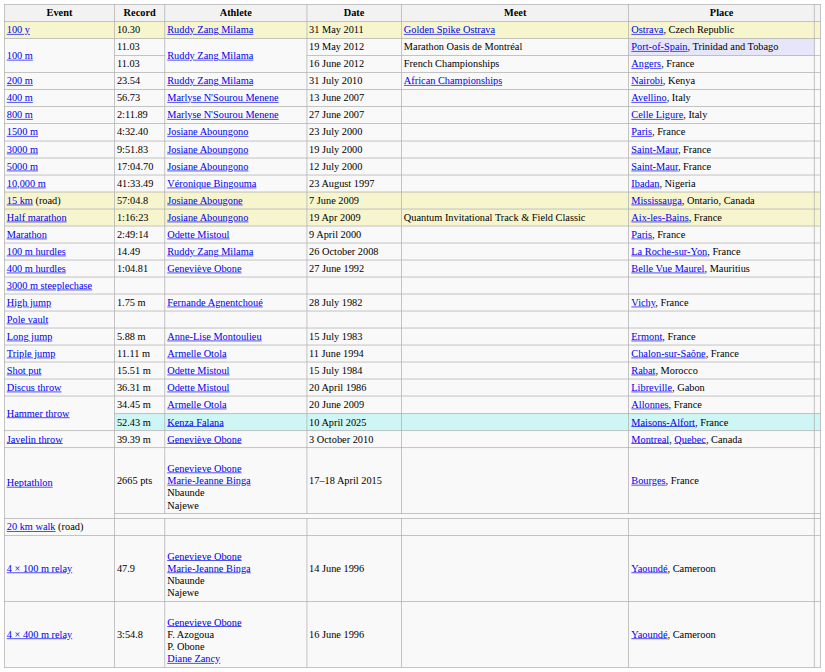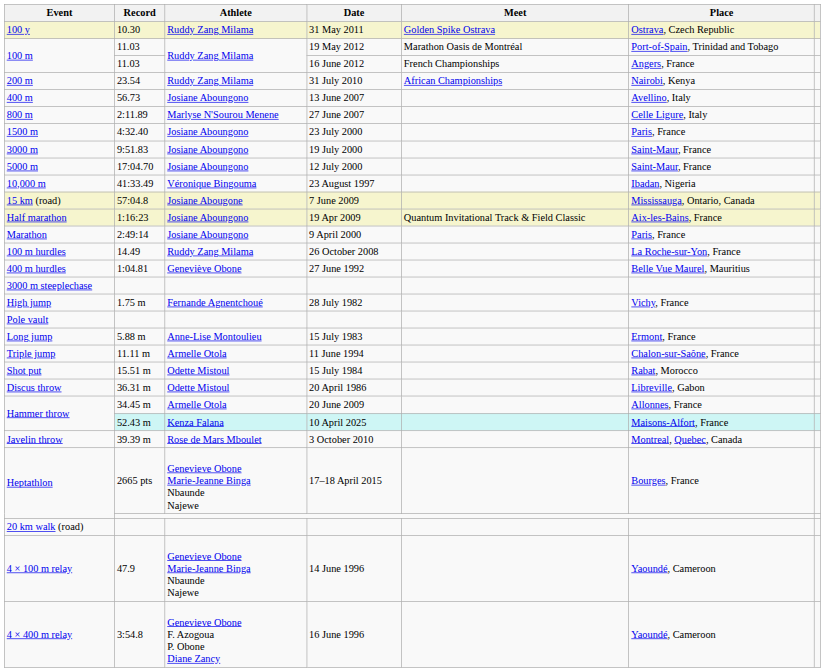(705, 47) lavender background -> (705, 47) no background
(223, 98) Marlyse N'Sourou Menene -> (208, 98) Josiane Aboungono
(198, 234) Odette Mistoul -> (208, 234) Josiane Aboungono
(204, 439) Geneviève Obone -> (214, 439) Rose de Mars Mboulet
